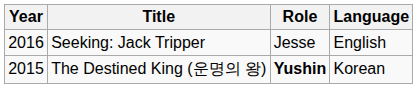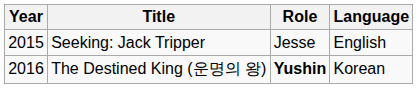(26, 42) 2016 -> (26, 42) 2015
(26, 69) 2015 -> (26, 69) 2016
